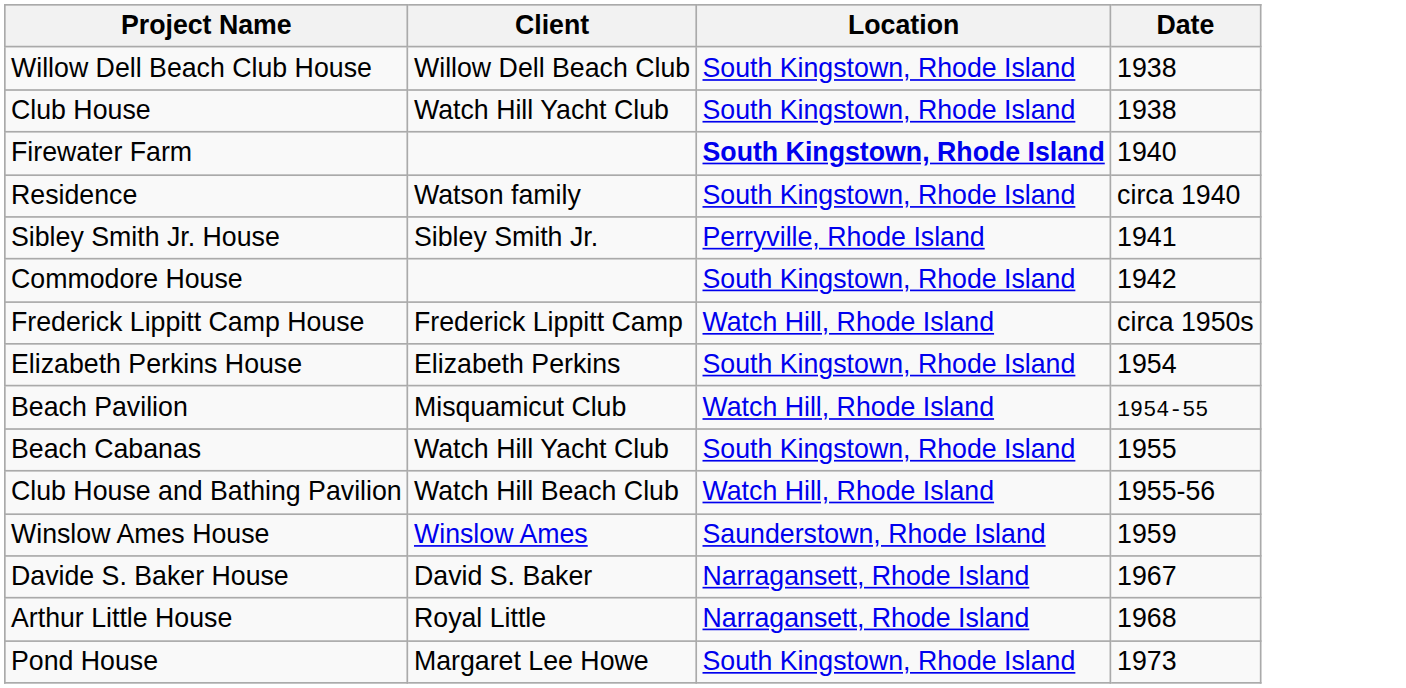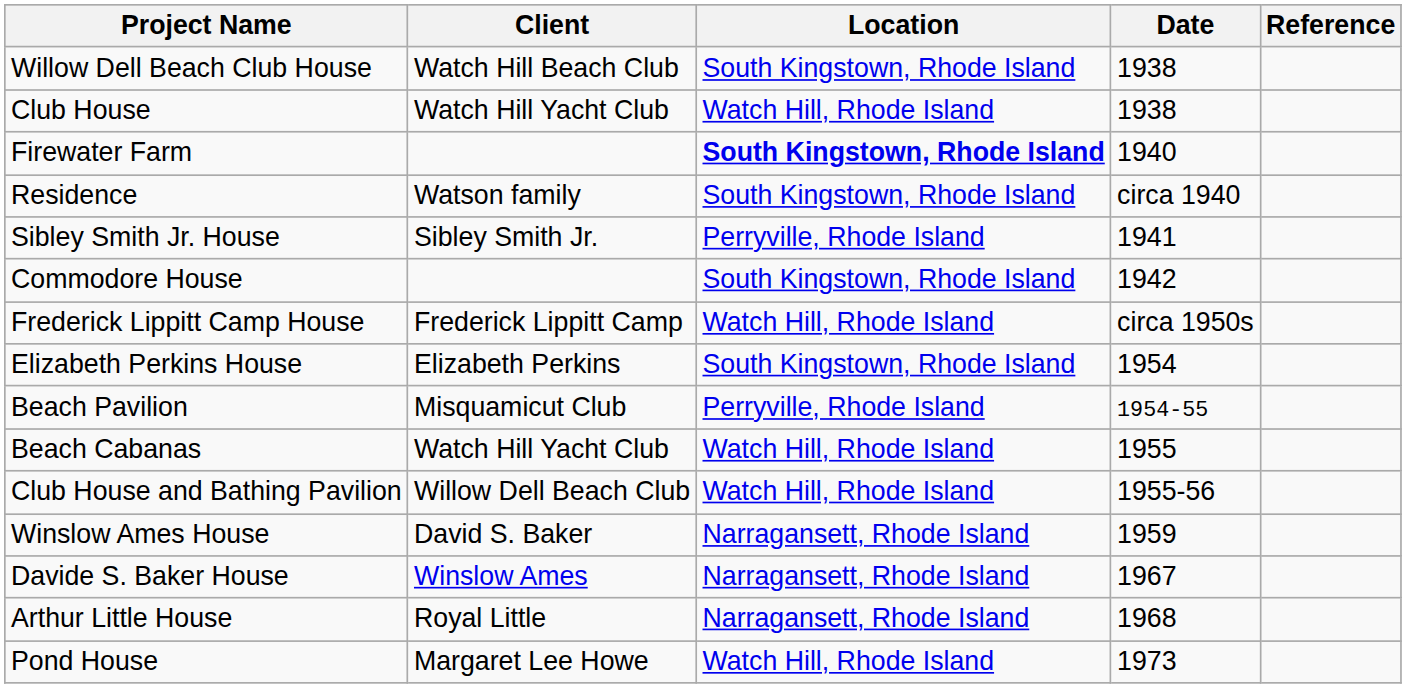+ column: (1331, 25)
(552, 68) Willow Dell Beach Club -> (546, 68) Watch Hill Beach Club
(889, 110) South Kingstown, Rhode Island -> (848, 110) Watch Hill, Rhode Island
(848, 407) Watch Hill, Rhode Island -> (844, 407) Perryville, Rhode Island
(889, 449) South Kingstown, Rhode Island -> (848, 449) Watch Hill, Rhode Island
(546, 491) Watch Hill Beach Club -> (552, 491) Willow Dell Beach Club
(501, 534) Winslow Ames -> (503, 534) David S. Baker
(874, 534) Saunderstown, Rhode Island -> (866, 534) Narragansett, Rhode Island
(503, 576) David S. Baker -> (501, 576) Winslow Ames
(889, 661) South Kingstown, Rhode Island -> (848, 661) Watch Hill, Rhode Island
